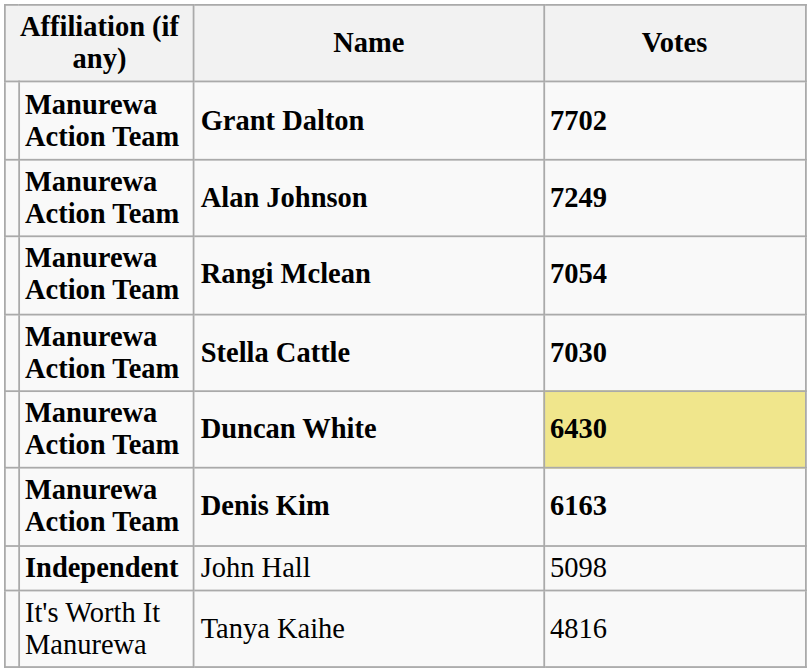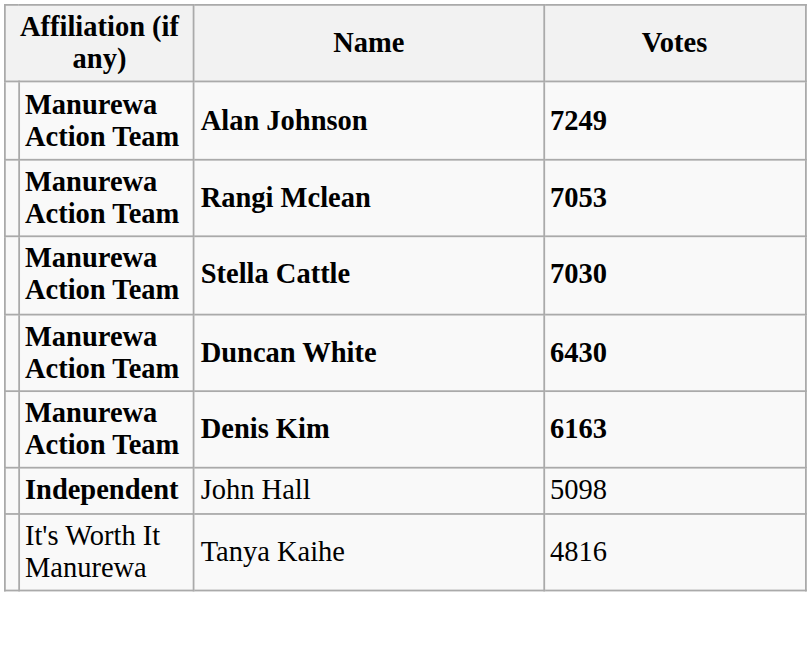- row: (283, 120)
(579, 274) 7054 -> (579, 197) 7053
(579, 429) khaki background -> (579, 351) no background
